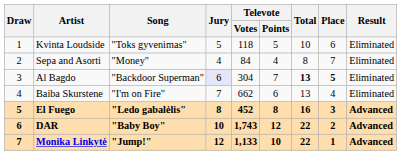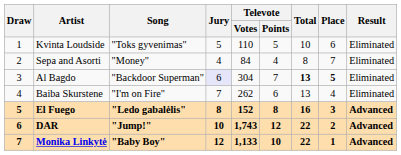(246, 45) 118 -> (246, 45) 110
(246, 93) 662 -> (246, 93) 262
(246, 110) 452 -> (246, 110) 152
(138, 126) "Baby Boy" -> (132, 126) "Jump!"
(132, 142) "Jump!" -> (138, 142) "Baby Boy"
